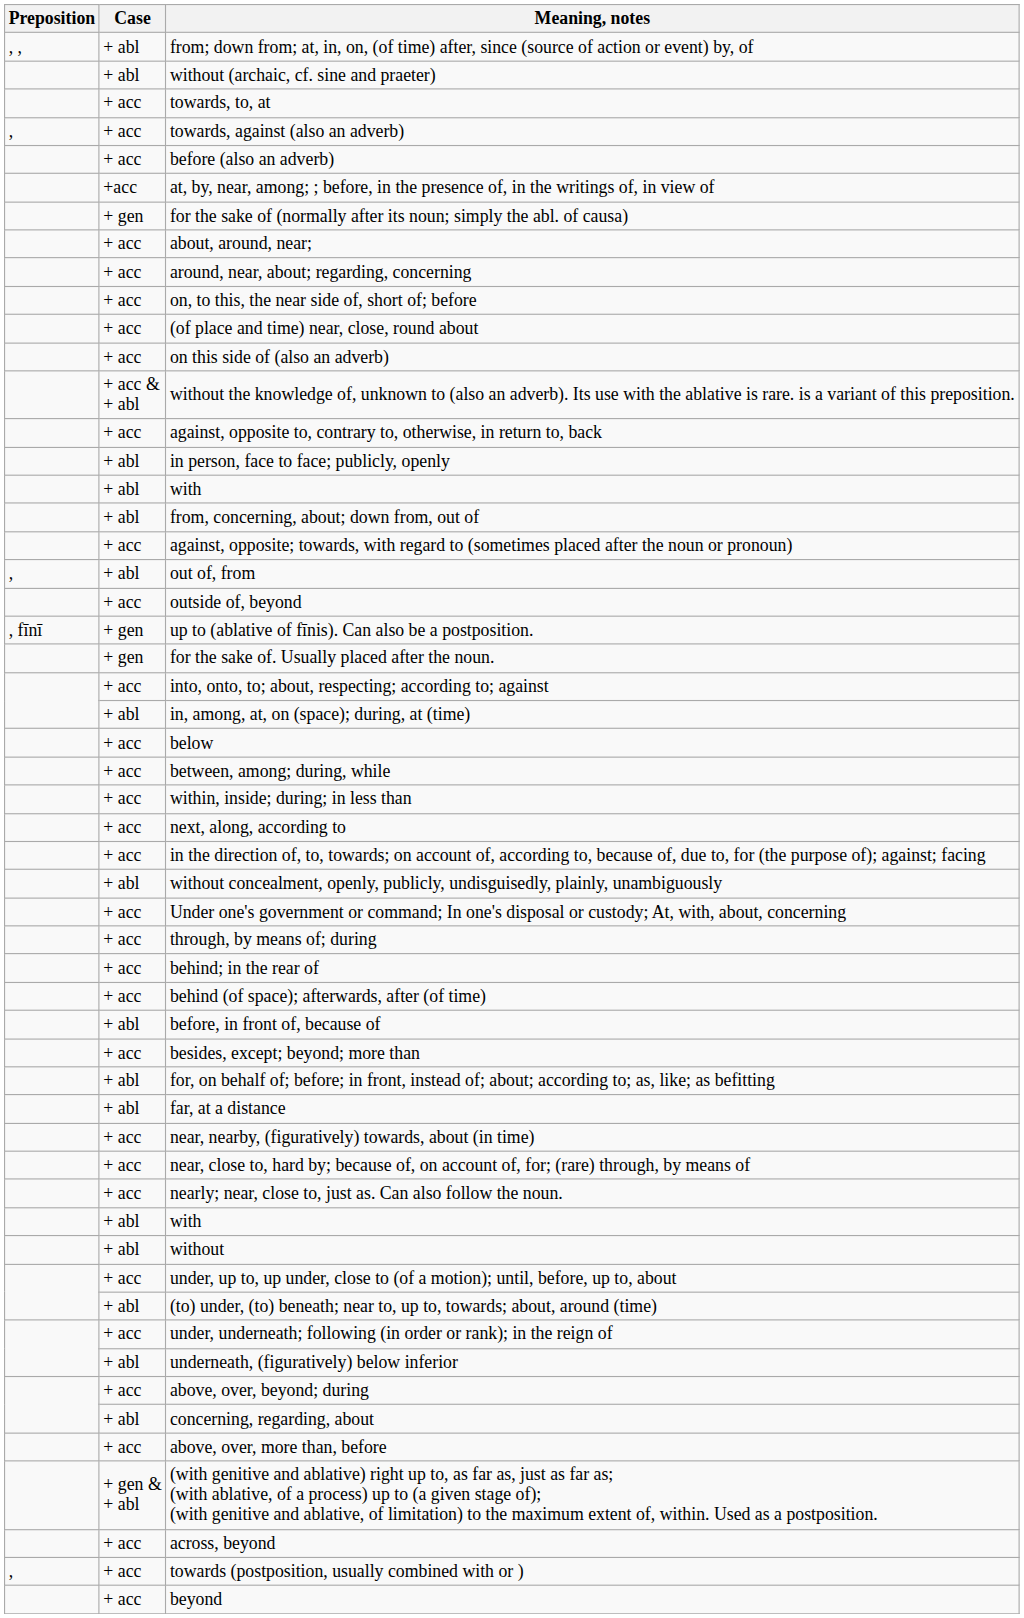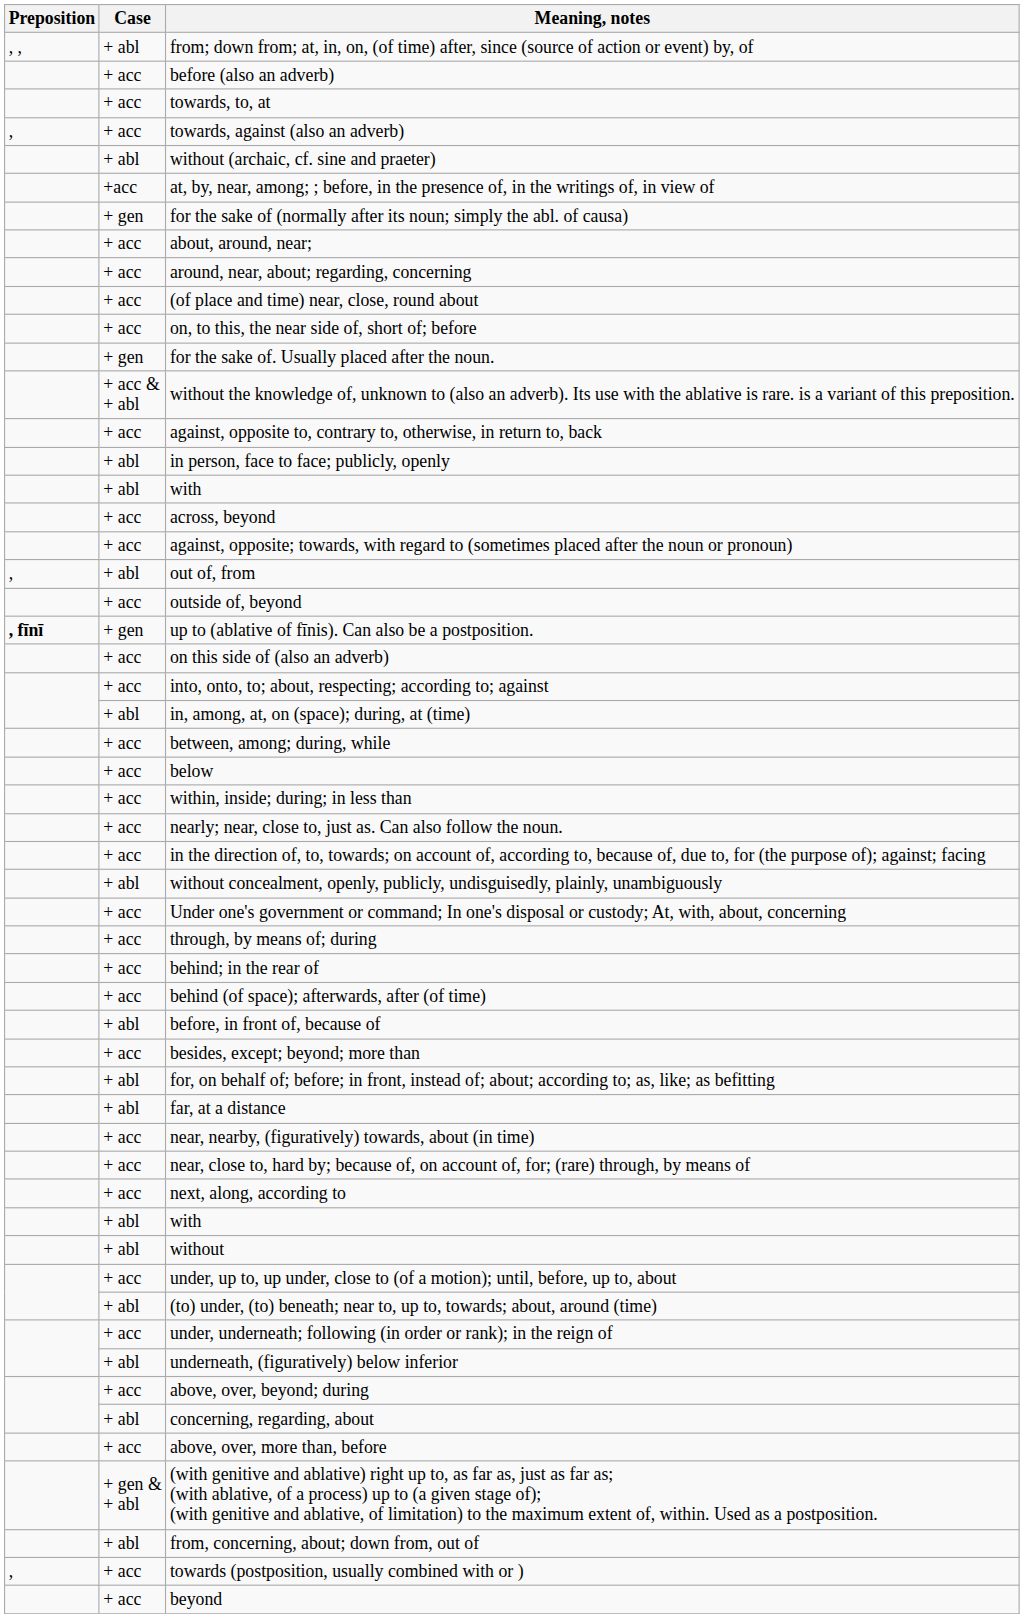rows swapped: (121, 74) <-> (122, 159)
rows swapped: (122, 328) <-> (122, 300)
rows swapped: (122, 356) <-> (123, 658)
rows swapped: (121, 517) <-> (122, 1543)
(25, 630) normal -> (26, 630) bold
rows swapped: (122, 742) <-> (122, 770)
rows swapped: (122, 1193) <-> (122, 827)
